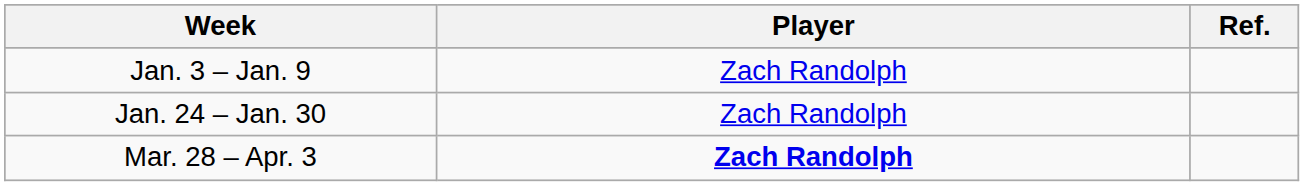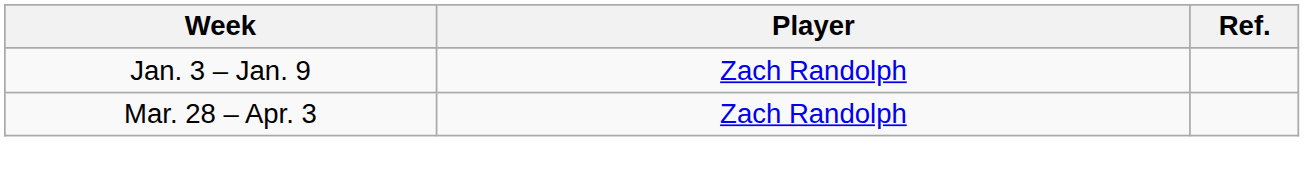- row: (220, 113)
(813, 157) bold -> (813, 113) normal
